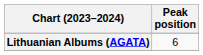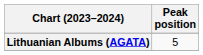(175, 42) 6 -> (175, 42) 5
